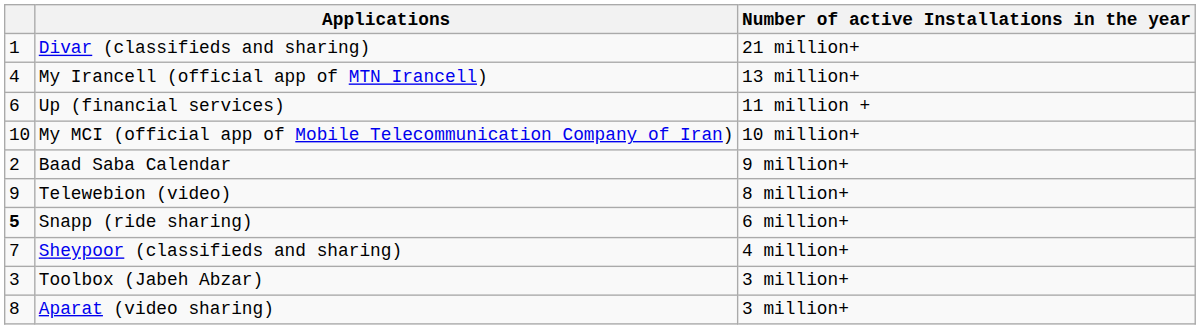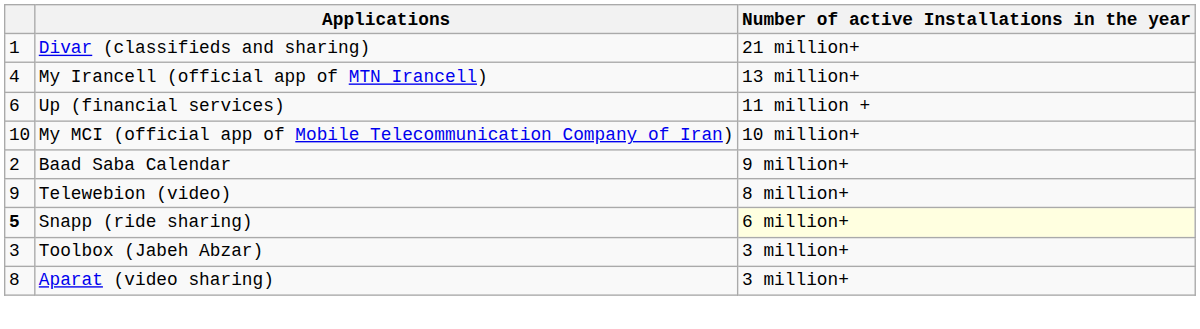(795, 222) no background -> (795, 222) lightyellow background
- row: (220, 251)
